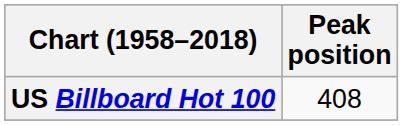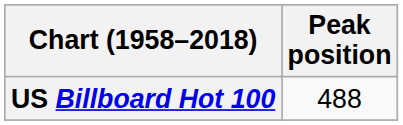(340, 98) 408 -> (340, 98) 488
